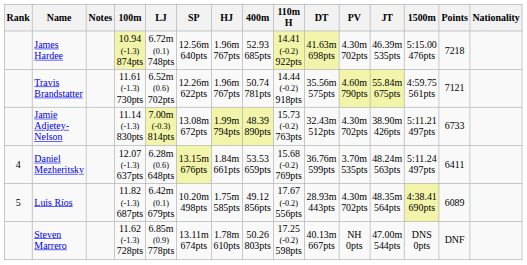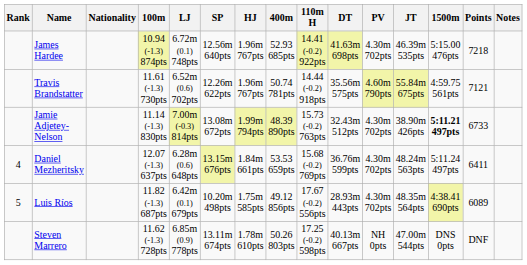columns swapped: (496, 17) <-> (100, 17)
(422, 126) normal -> (445, 126) bold
(354, 164) 3.70m 535pts -> (378, 164) 4.30m 702pts
